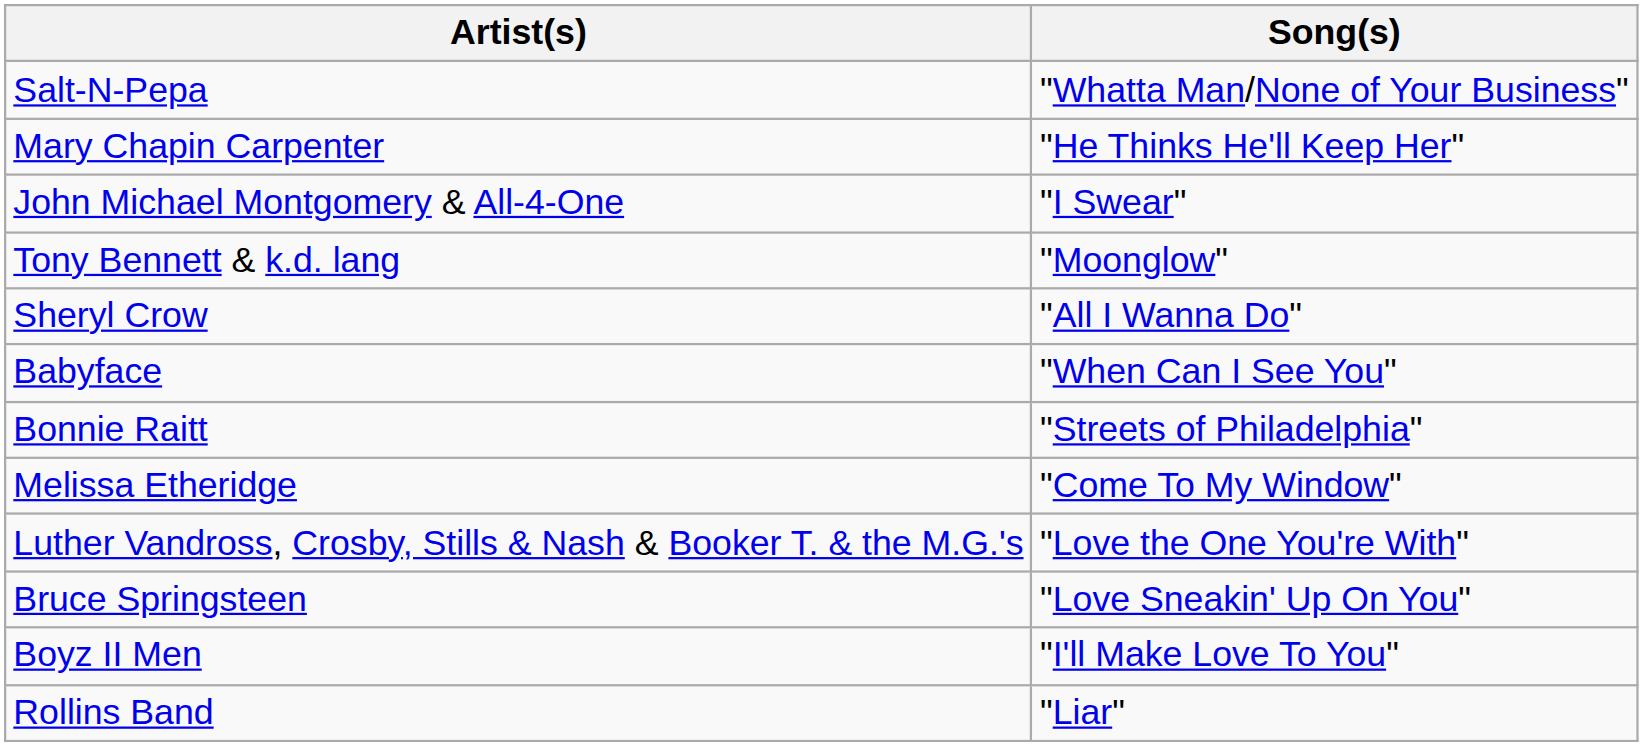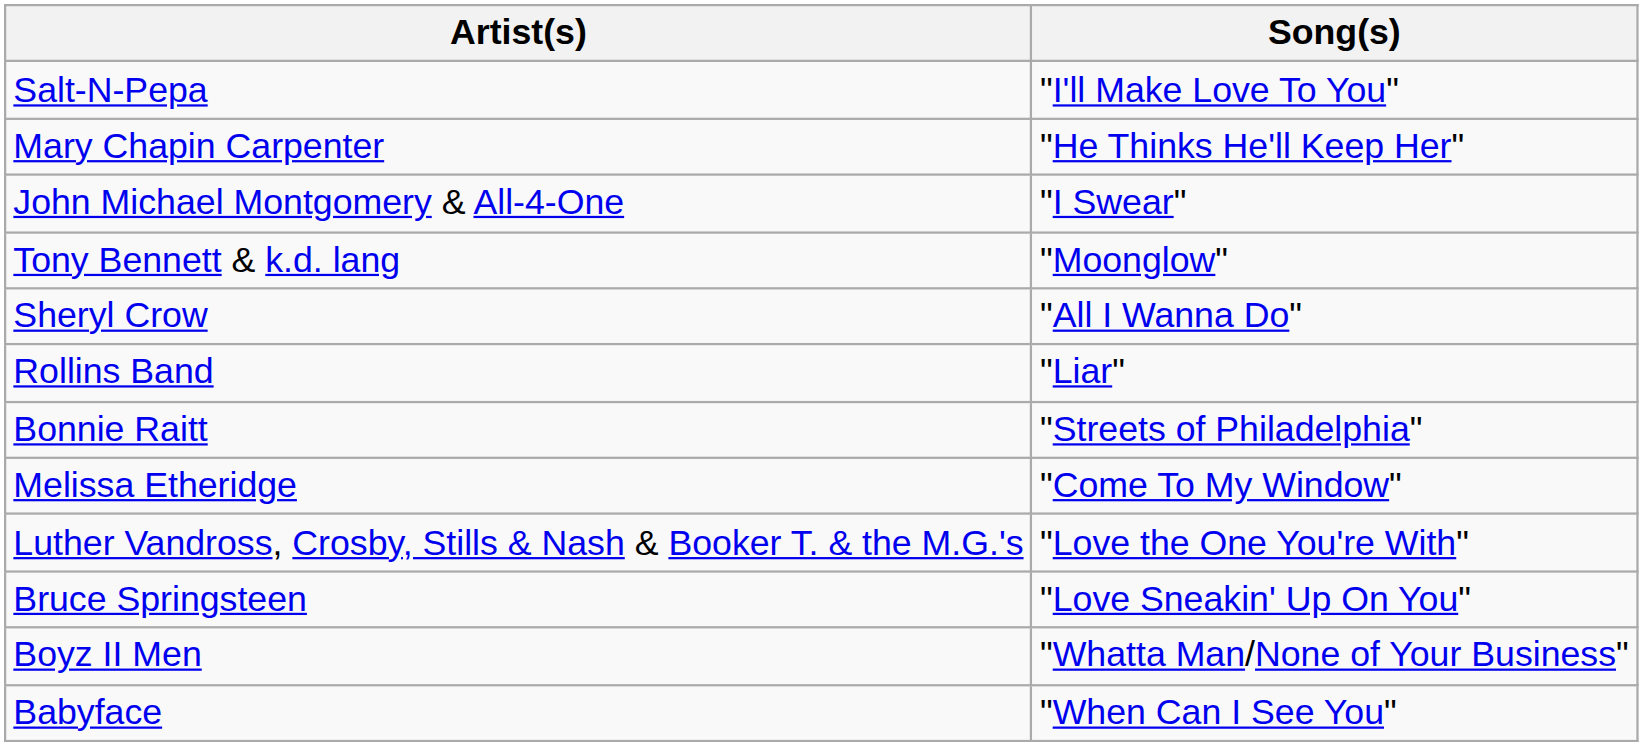(1334, 89) "Whatta Man/None of Your Business" -> (1219, 89) "I'll Make Love To You"
rows swapped: (88, 372) <-> (113, 711)
(1219, 655) "I'll Make Love To You" -> (1334, 655) "Whatta Man/None of Your Business"
